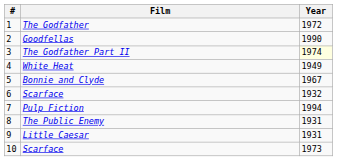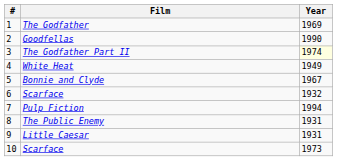(312, 25) 1972 -> (312, 25) 1969
